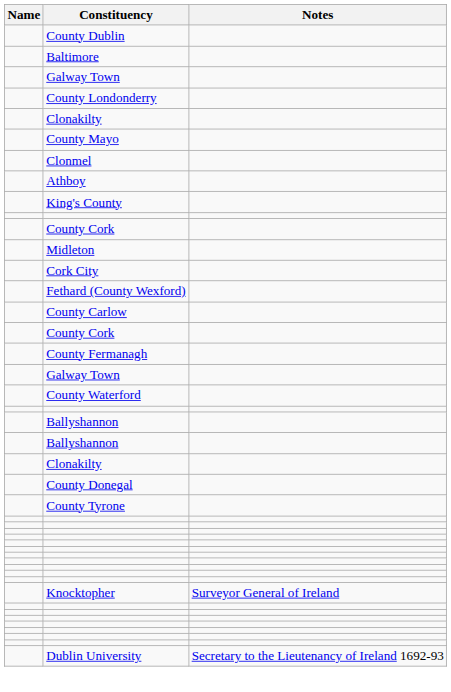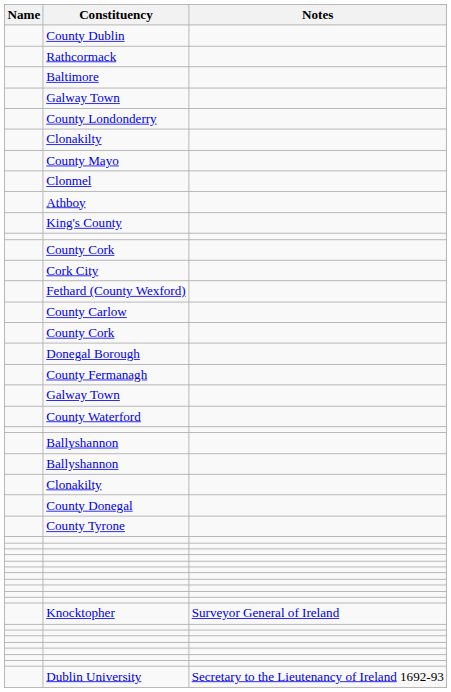+ row: (81, 56)
- row: (70, 249)
+ row: (93, 353)
